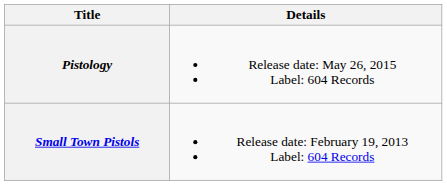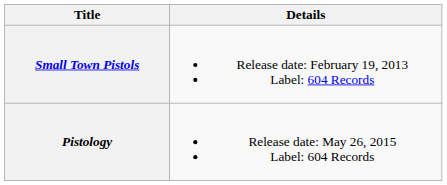rows swapped: (87, 141) <-> (87, 64)
